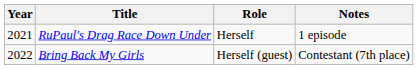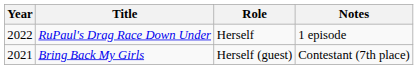(20, 34) 2021 -> (20, 34) 2022
(20, 54) 2022 -> (20, 54) 2021
